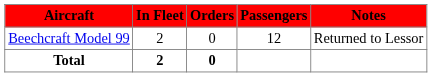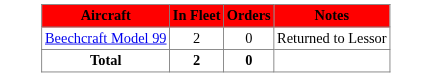- column: (274, 15)
